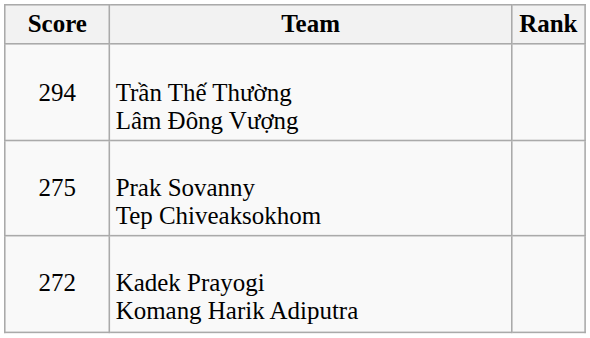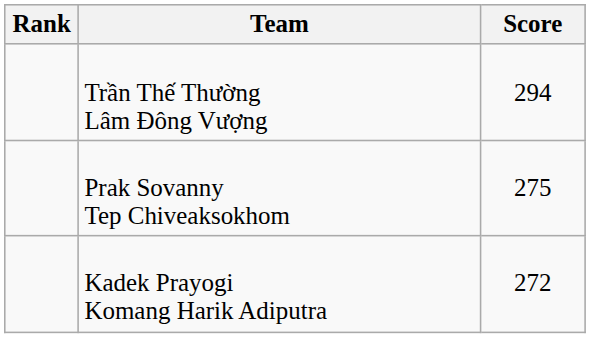columns swapped: (548, 24) <-> (57, 24)
